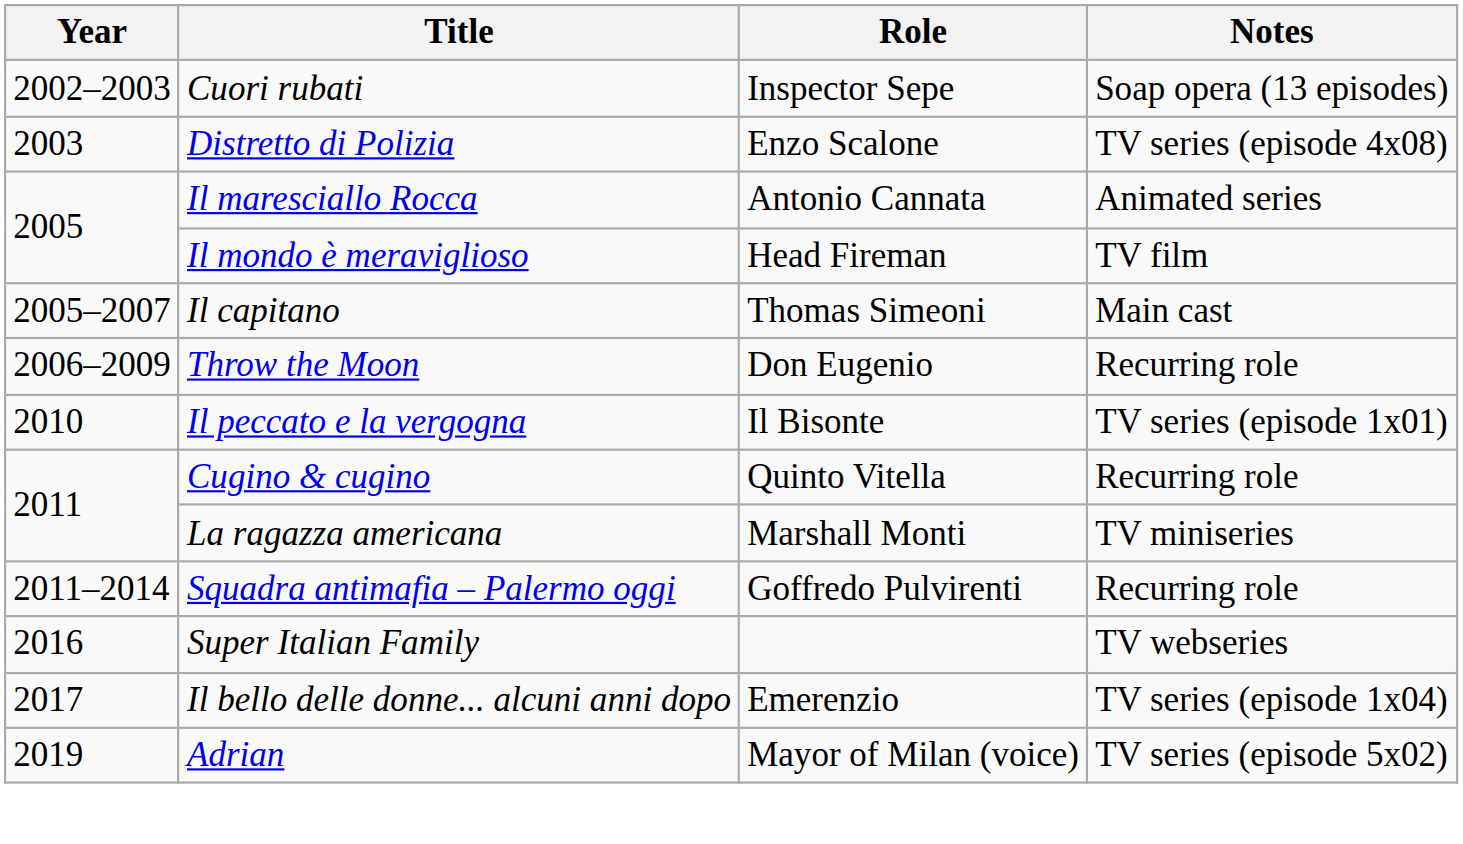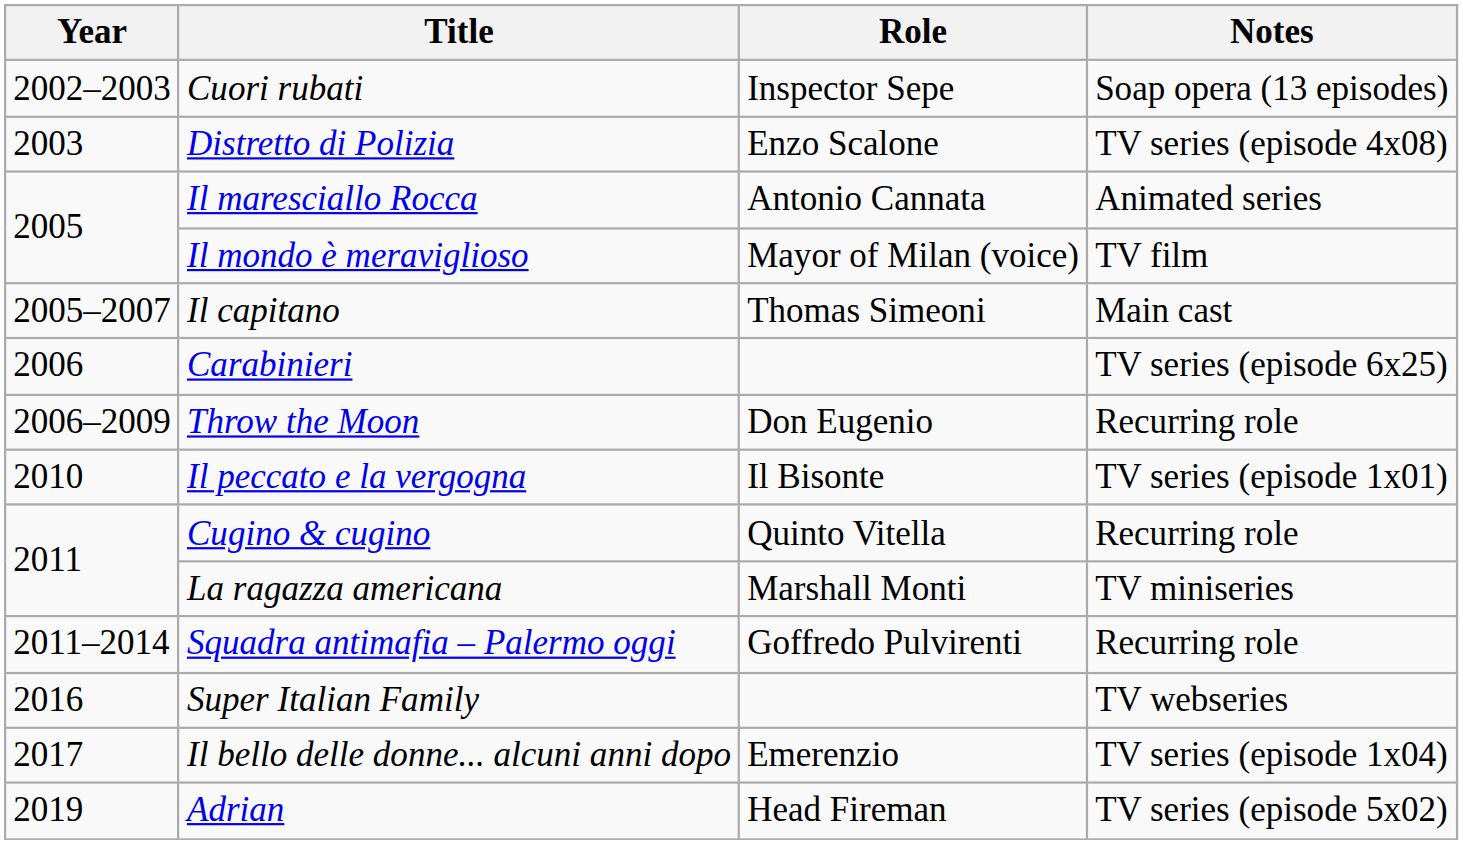(847, 254) Head Fireman -> (913, 254) Mayor of Milan (voice)
+ row: (270, 365)
(913, 754) Mayor of Milan (voice) -> (847, 810) Head Fireman
